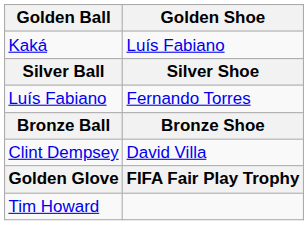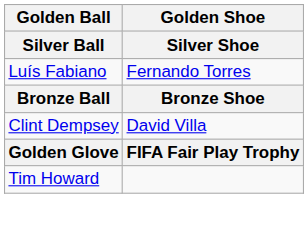- row: (28, 44)
